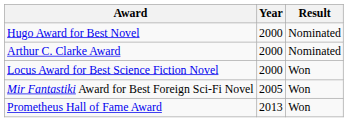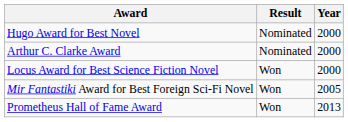columns swapped: (271, 13) <-> (315, 13)
